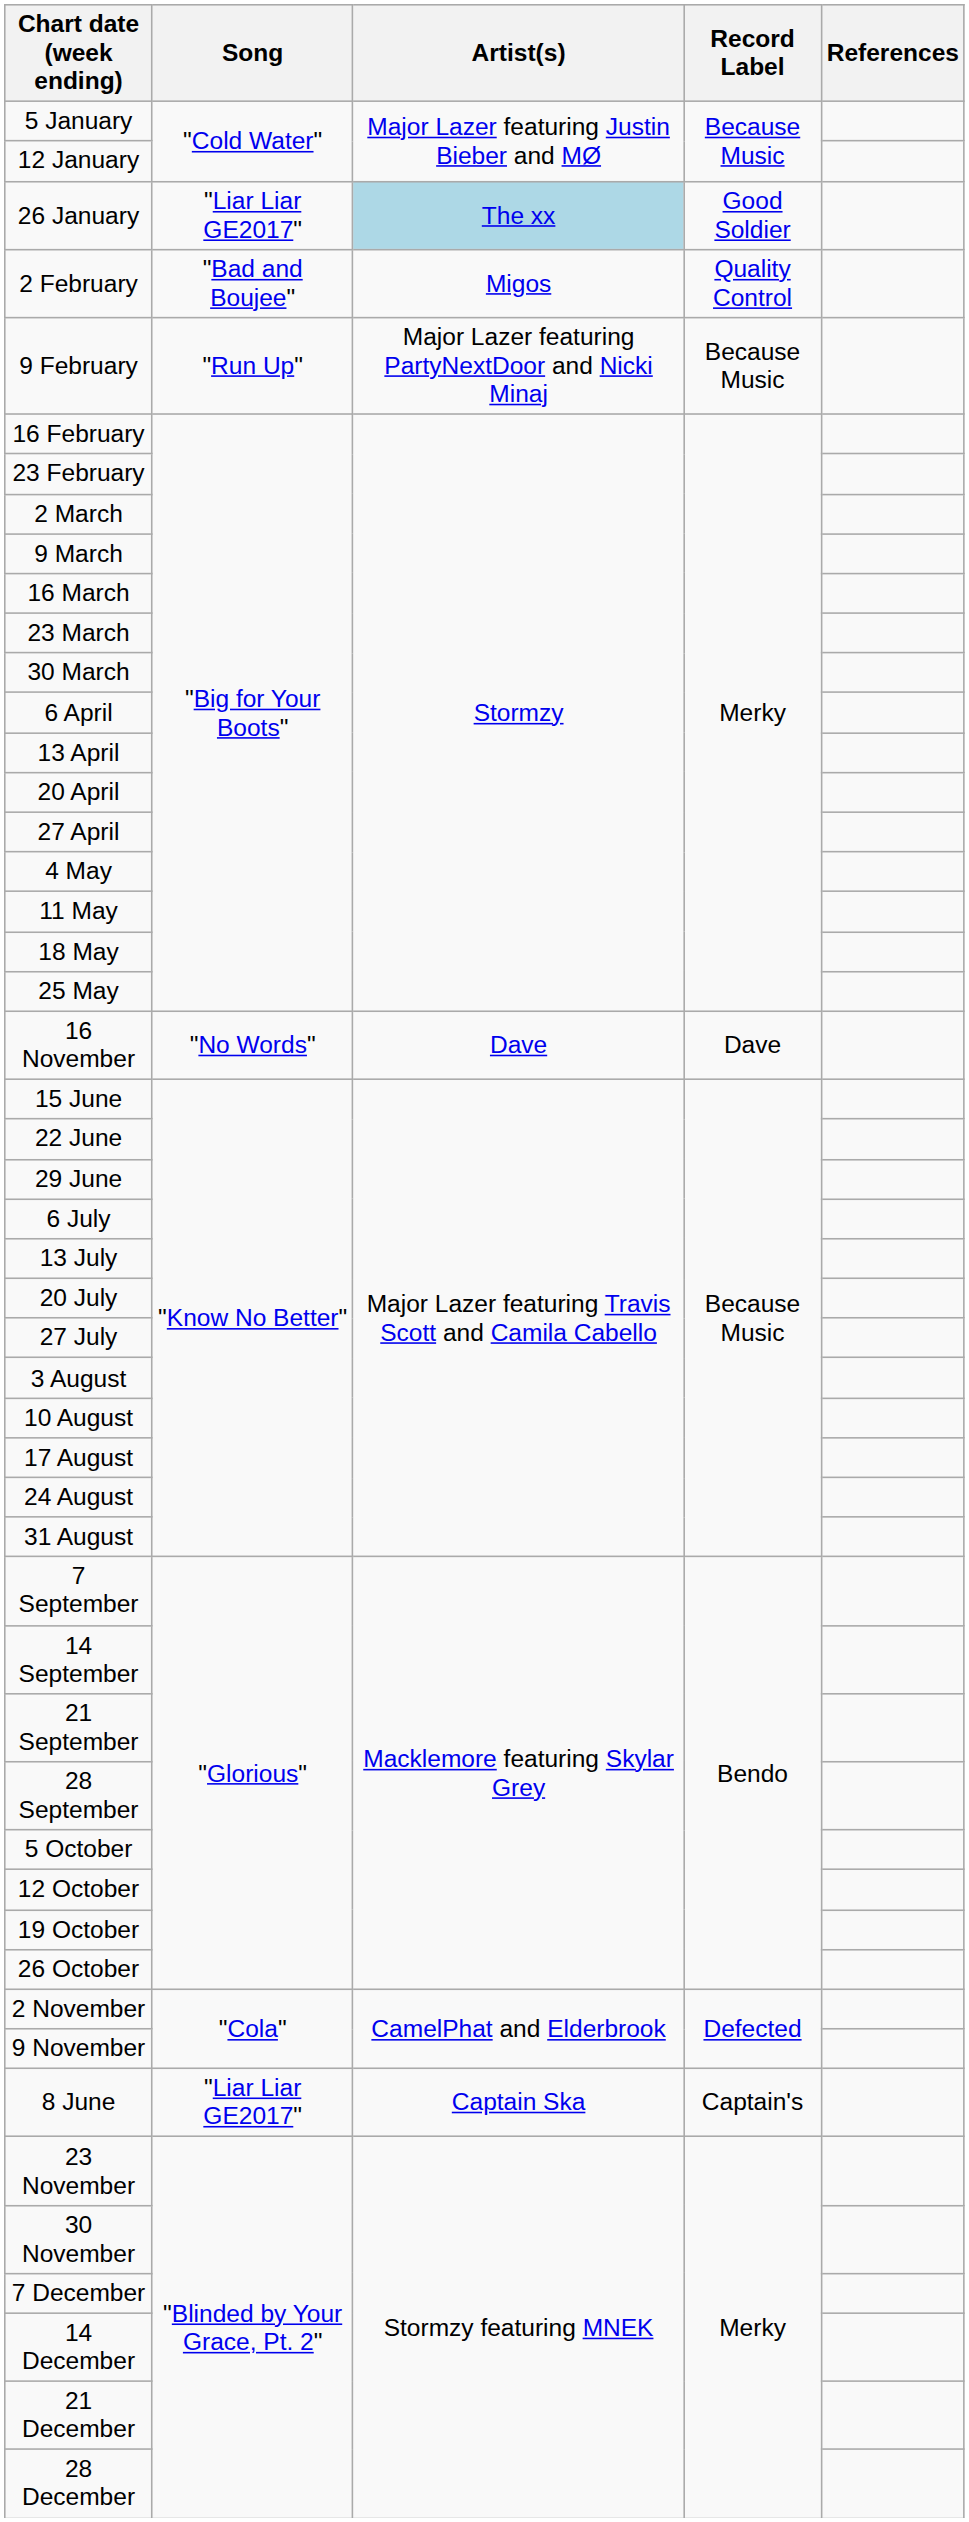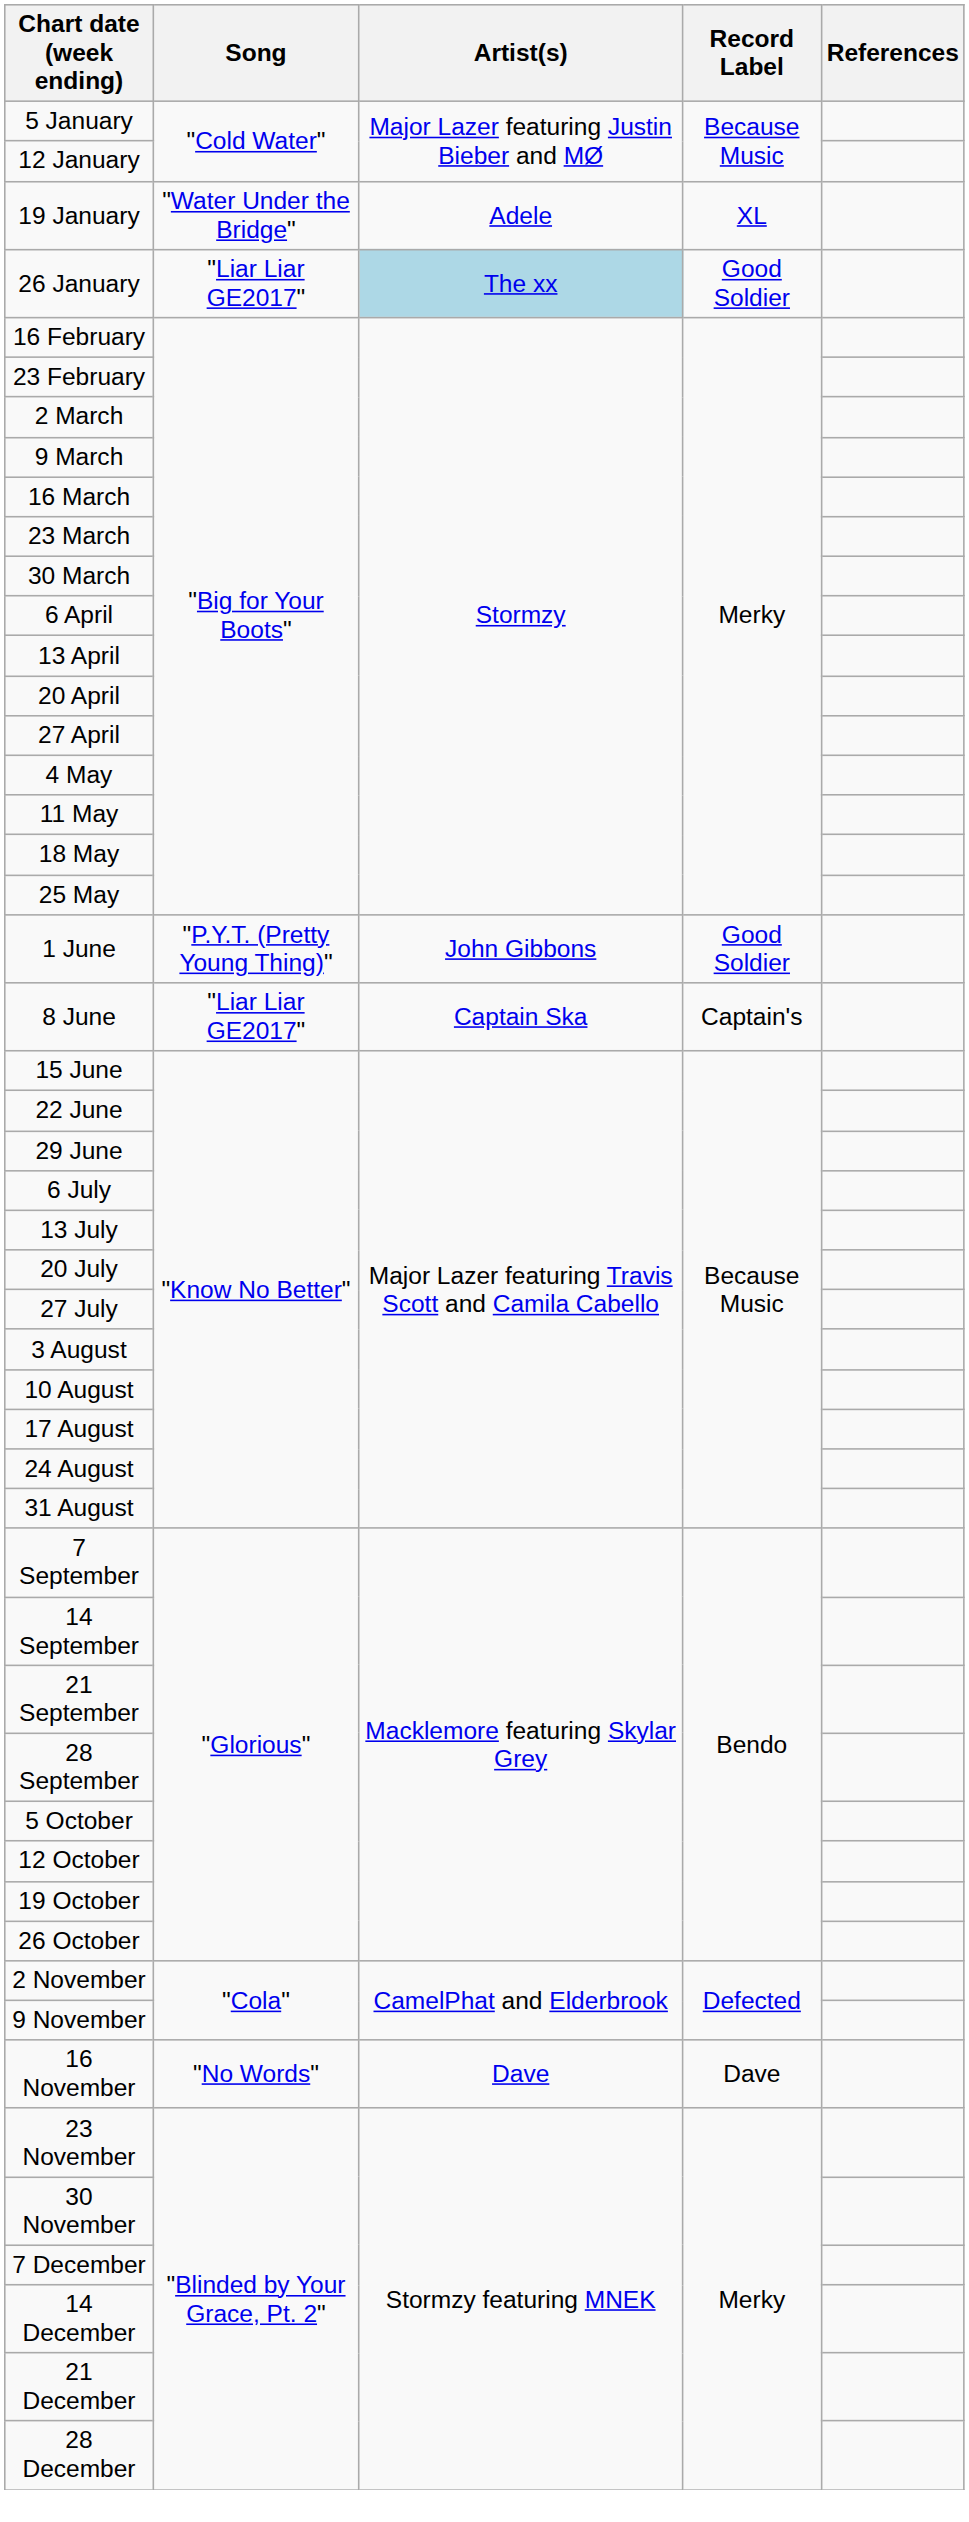+ row: (79, 214)
- row: (79, 282)
- row: (79, 365)
+ row: (79, 947)
rows swapped: (79, 2102) <-> (79, 1044)
